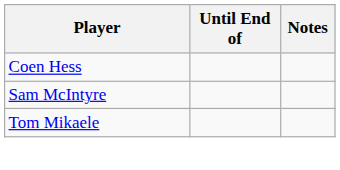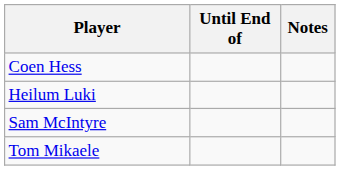+ row: (52, 95)
